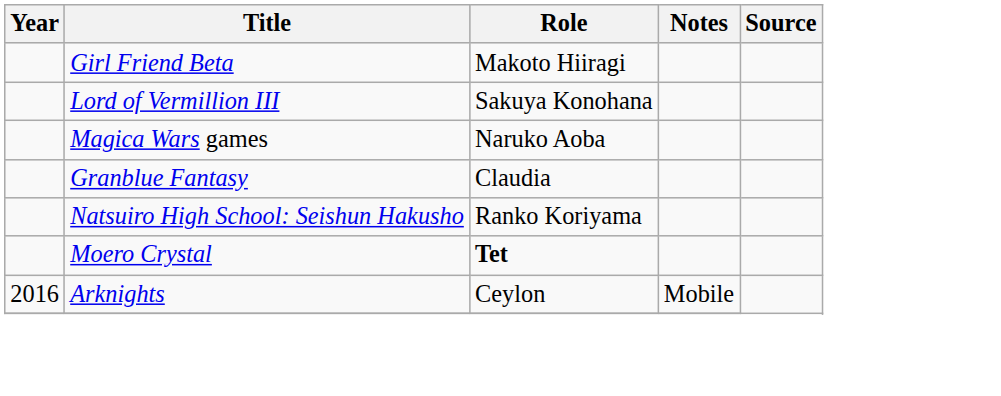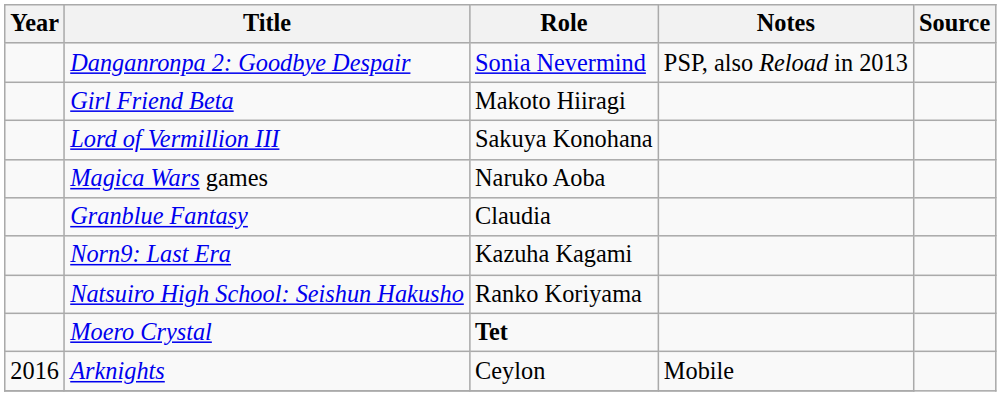+ row: (240, 62)
+ row: (151, 255)
